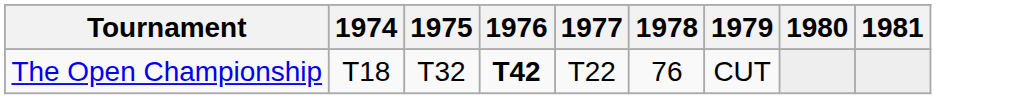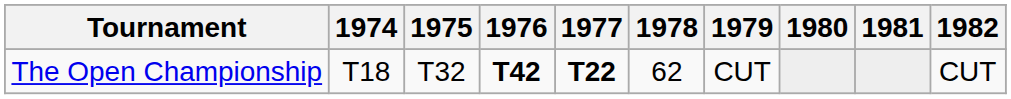+ column: (968, 27)
(592, 72) normal -> (592, 72) bold
(667, 72) 76 -> (667, 72) 62
